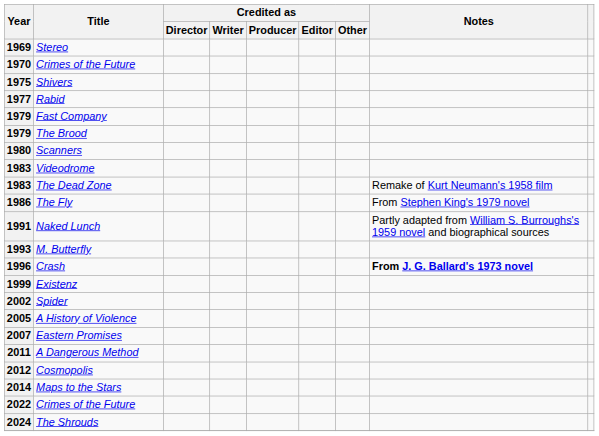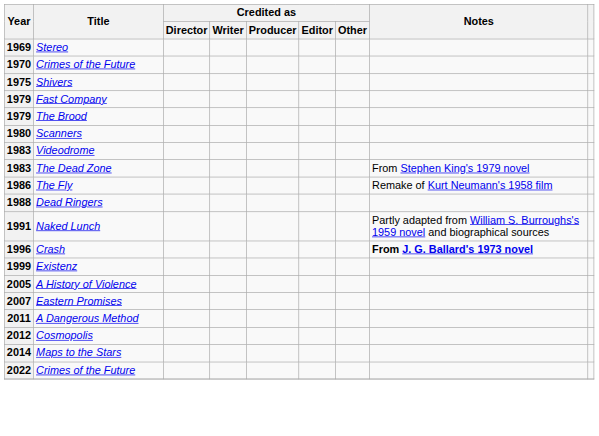- row: (19, 99)
(462, 185) Remake of Kurt Neumann's 1958 film -> (451, 168) From Stephen King's 1979 novel
(451, 202) From Stephen King's 1979 novel -> (462, 185) Remake of Kurt Neumann's 1958 film
+ row: (19, 202)
- row: (19, 249)
- row: (19, 301)
- row: (19, 422)
